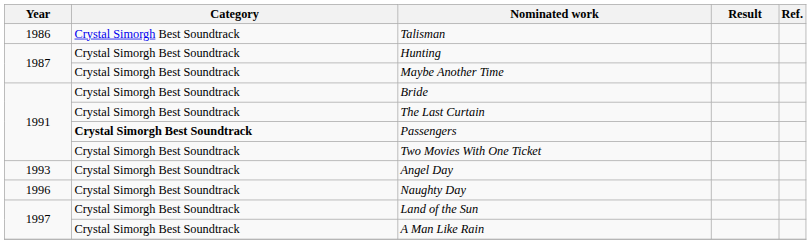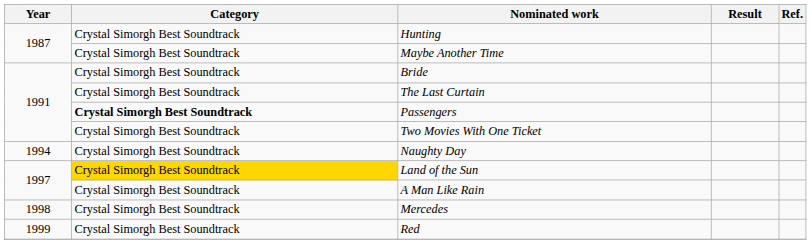- row: (423, 33)
- row: (427, 170)
(38, 190) 1996 -> (38, 151) 1994
(157, 209) no background -> (157, 170) gold background
+ row: (424, 209)
+ row: (410, 229)
